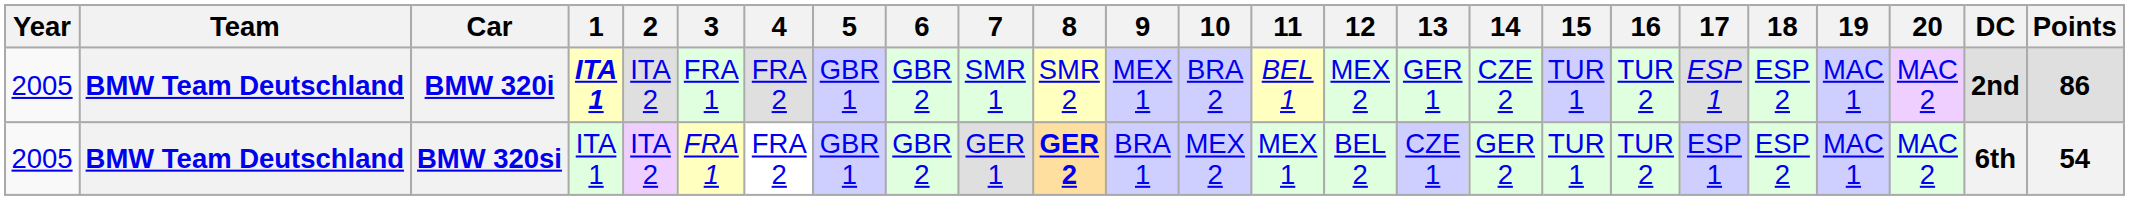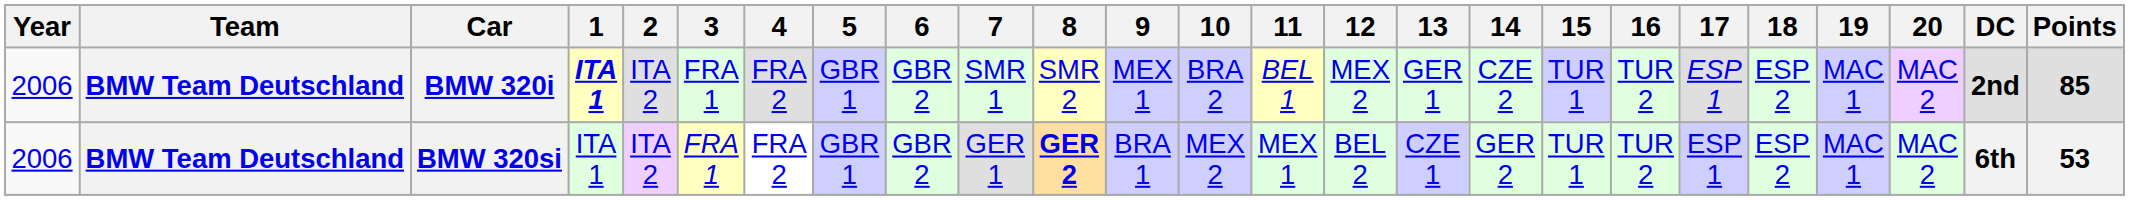(42, 85) 2005 -> (42, 85) 2006
(2075, 85) 86 -> (2075, 85) 85
(42, 158) 2005 -> (42, 158) 2006
(2075, 158) 54 -> (2075, 158) 53
